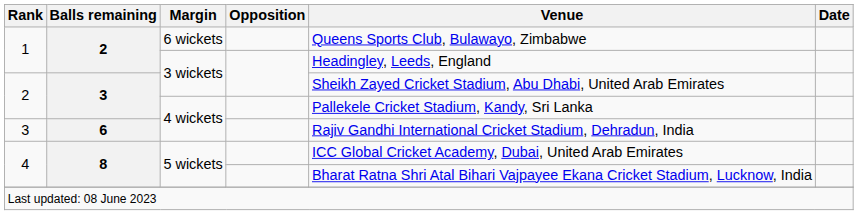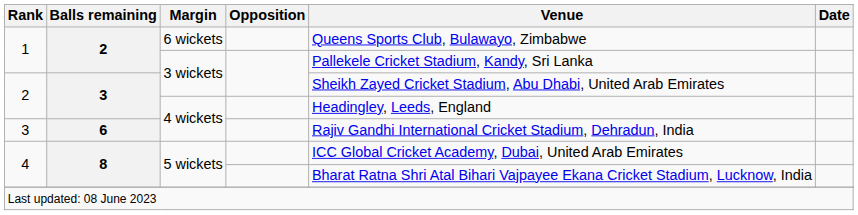(402, 61) Headingley, Leeds, England -> (452, 61) Pallekele Cricket Stadium, Kandy, Sri Lanka
(452, 107) Pallekele Cricket Stadium, Kandy, Sri Lanka -> (402, 107) Headingley, Leeds, England
